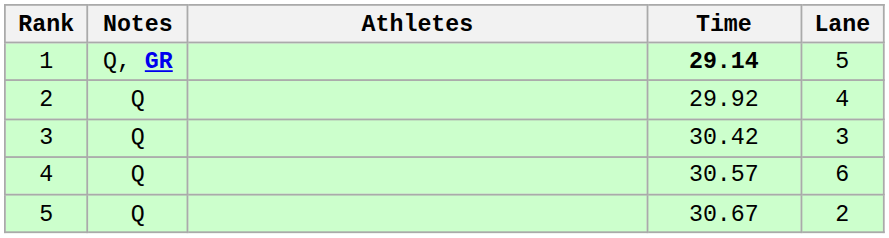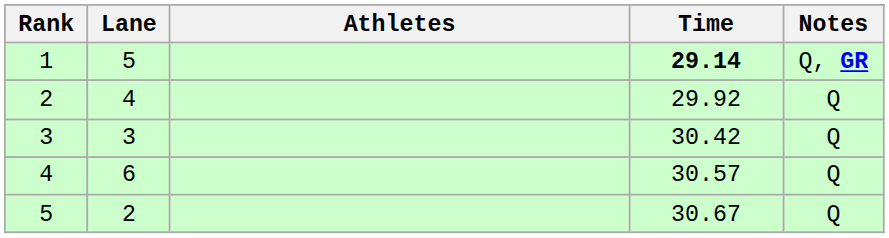columns swapped: (842, 24) <-> (138, 24)
